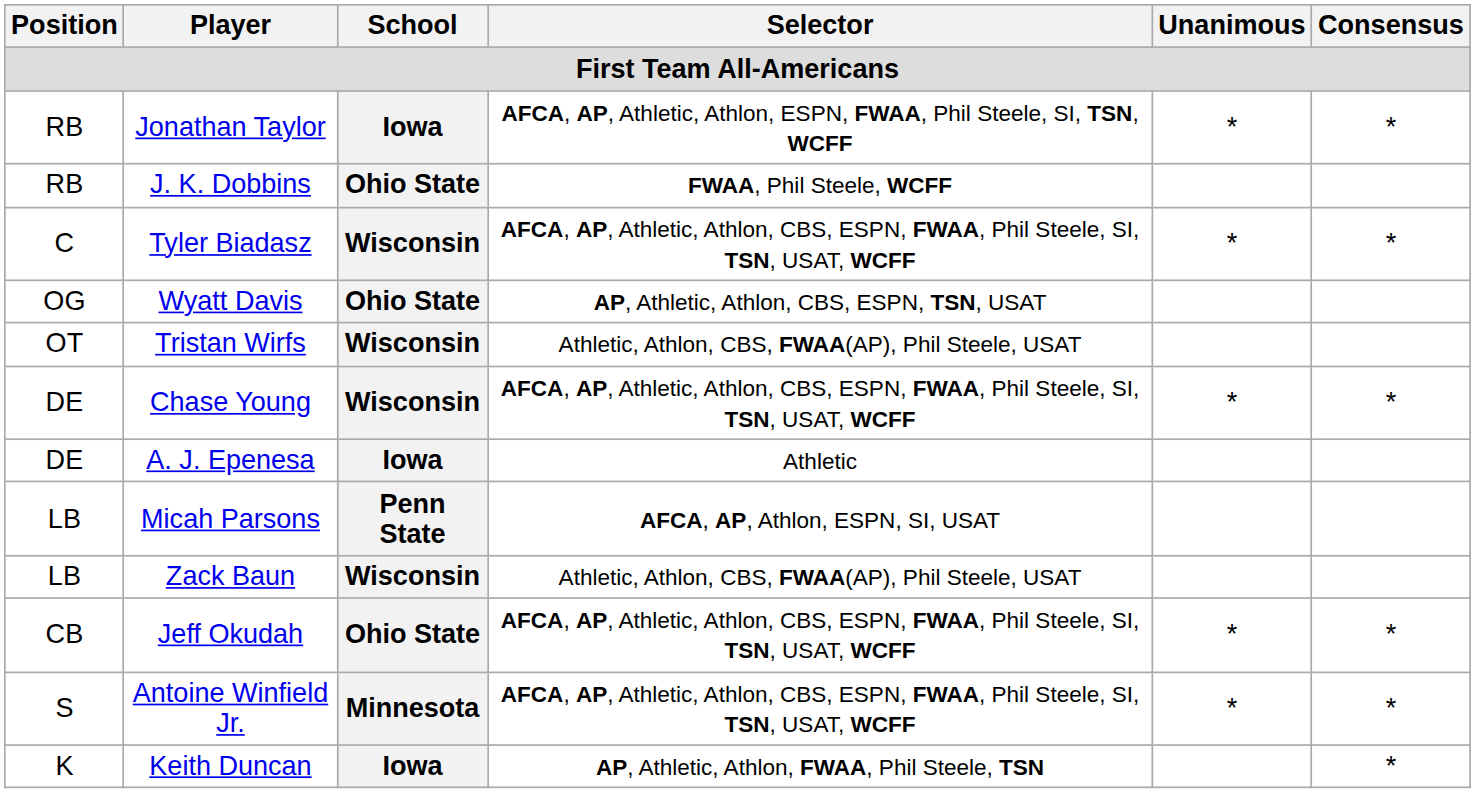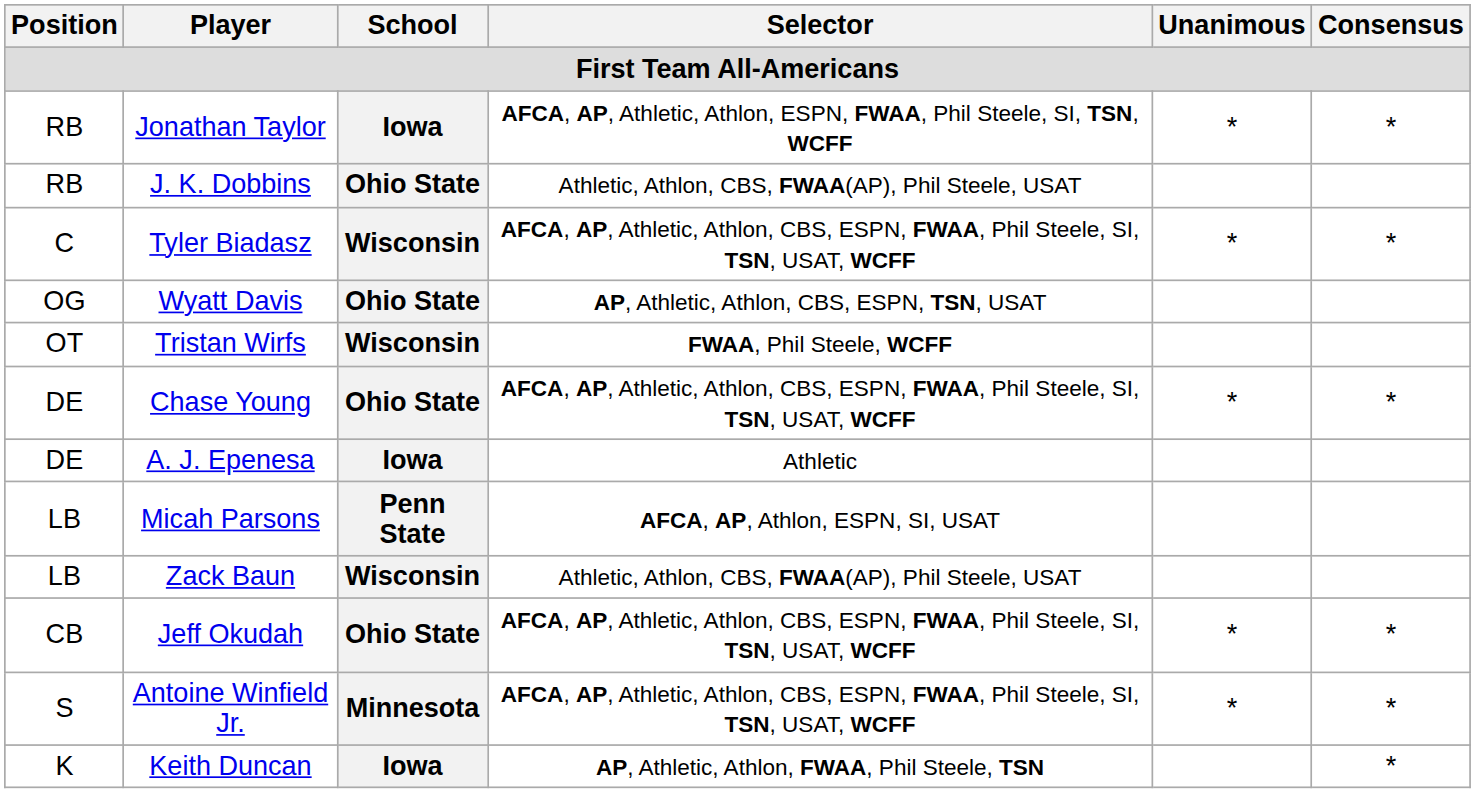(820, 186) FWAA, Phil Steele, WCFF -> (820, 186) Athletic, Athlon, CBS, FWAA(AP), Phil Steele, USAT
(820, 345) Athletic, Athlon, CBS, FWAA(AP), Phil Steele, USAT -> (820, 345) FWAA, Phil Steele, WCFF
(413, 402) Wisconsin -> (413, 402) Ohio State
